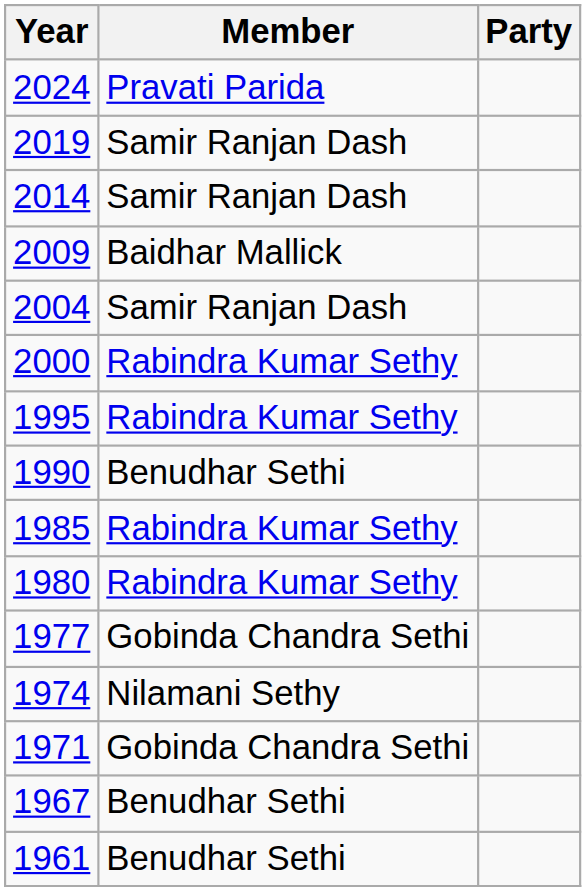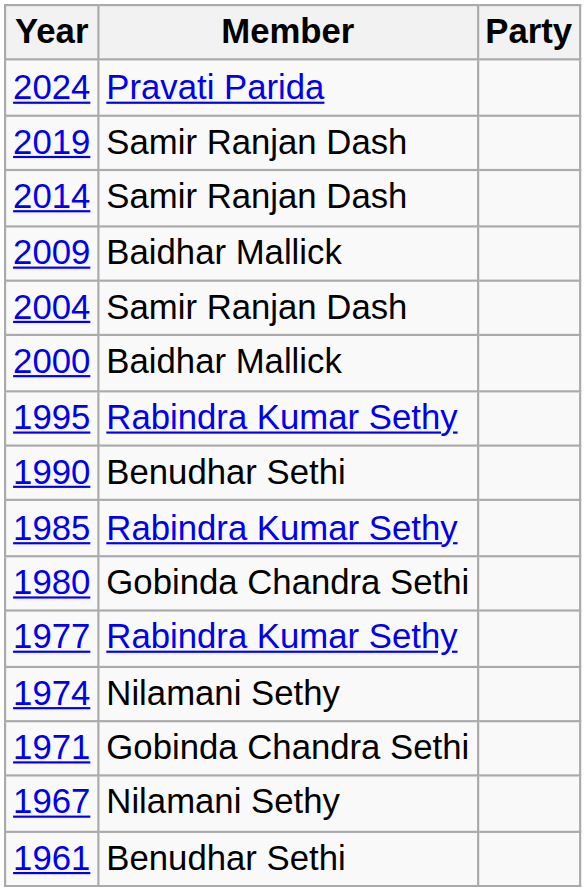(282, 362) Rabindra Kumar Sethy -> (224, 362) Baidhar Mallick
(282, 582) Rabindra Kumar Sethy -> (288, 582) Gobinda Chandra Sethi
(288, 637) Gobinda Chandra Sethi -> (282, 637) Rabindra Kumar Sethy
(226, 802) Benudhar Sethi -> (223, 802) Nilamani Sethy
